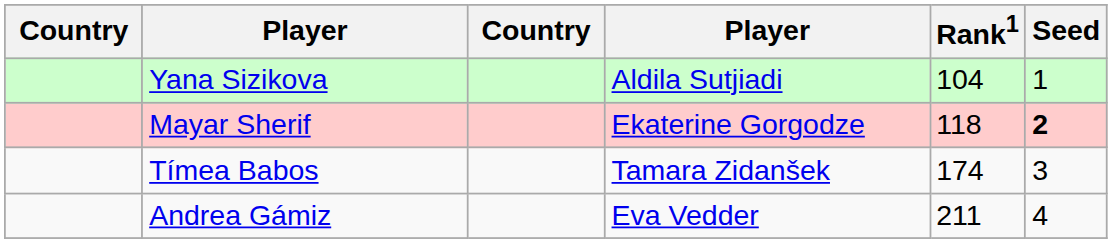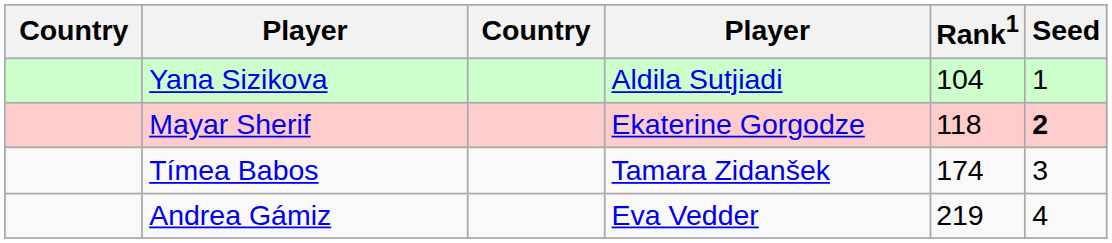(959, 215) 211 -> (960, 215) 219
